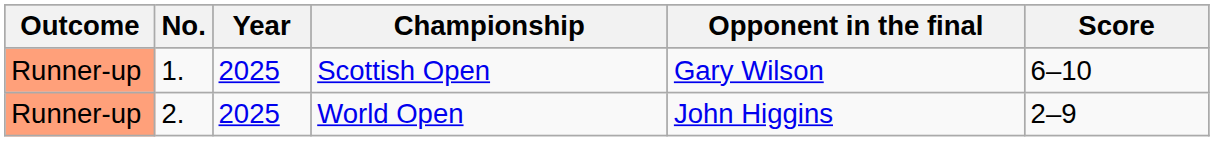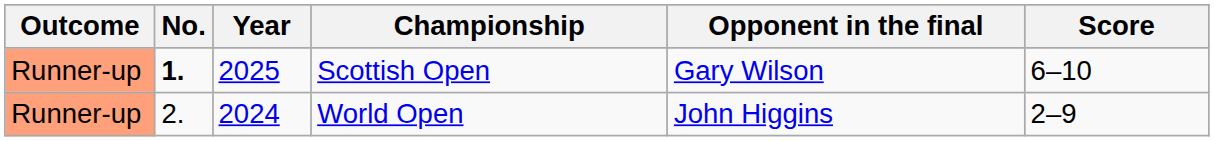(173, 69) normal -> (173, 69) bold
(249, 113) 2025 -> (249, 113) 2024
